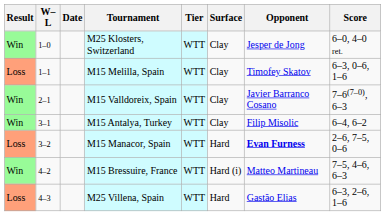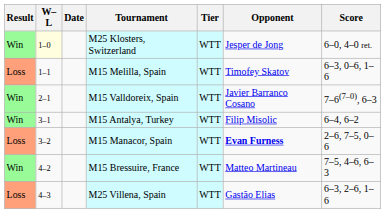- column: (226, 17)
(44, 45) no background -> (44, 45) lightyellow background
